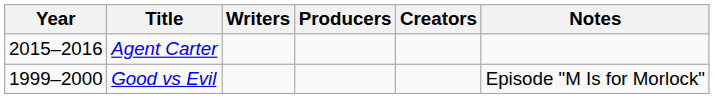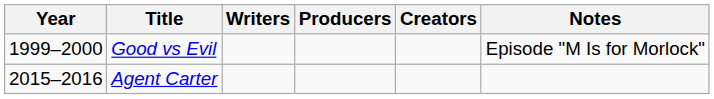rows swapped: (164, 78) <-> (164, 49)
